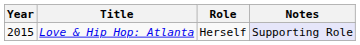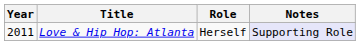(21, 32) 2015 -> (21, 32) 2011
